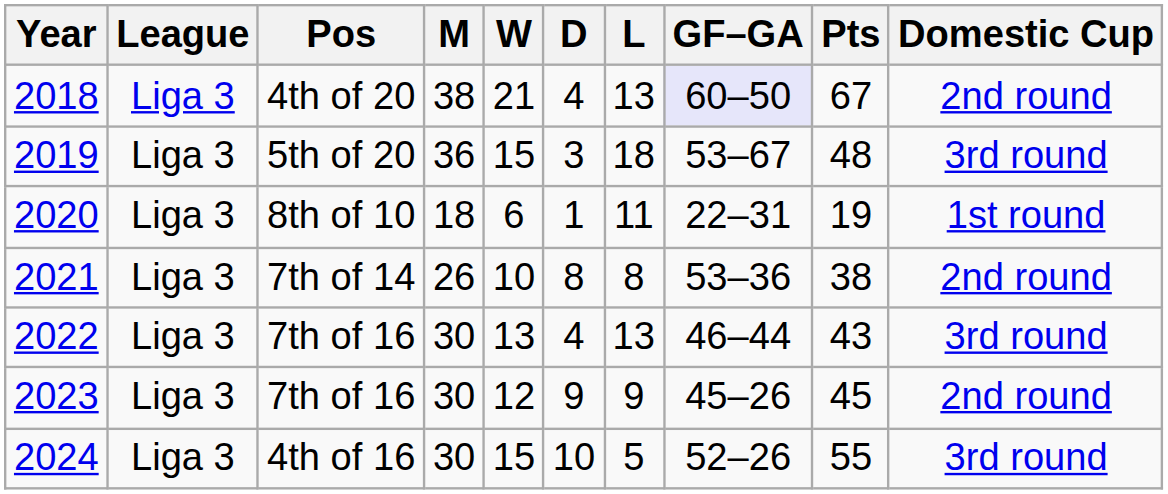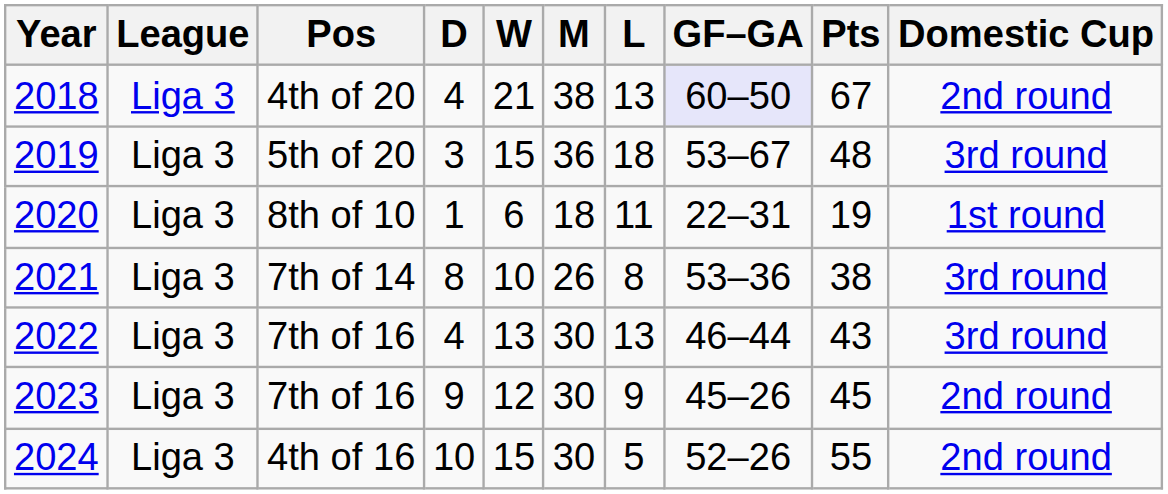columns swapped: (454, 34) <-> (574, 34)
(1026, 276) 2nd round -> (1026, 276) 3rd round
(1026, 457) 3rd round -> (1026, 457) 2nd round
